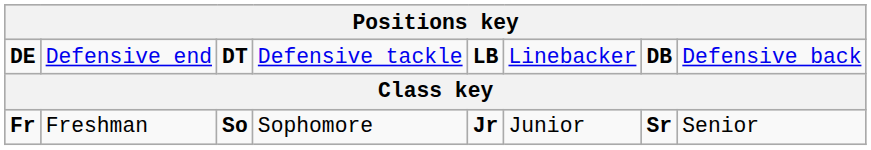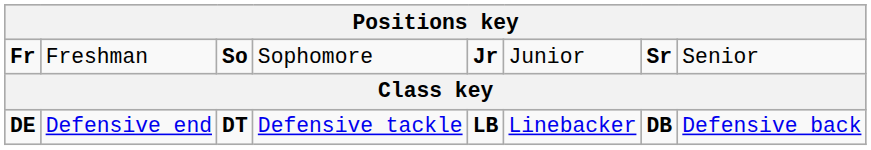rows swapped: (23, 57) <-> (23, 126)
